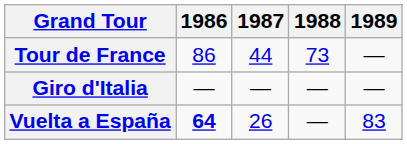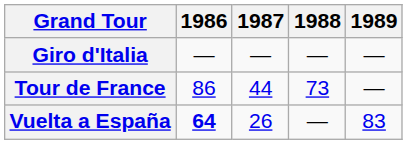rows swapped: (90, 88) <-> (90, 54)
